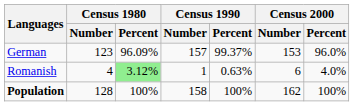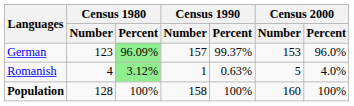(139, 52) no background -> (139, 52) lightgreen background
(298, 71) 6 -> (298, 71) 5
(292, 91) 162 -> (292, 91) 160
